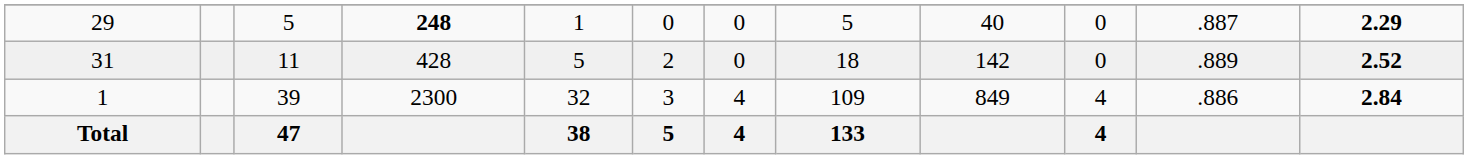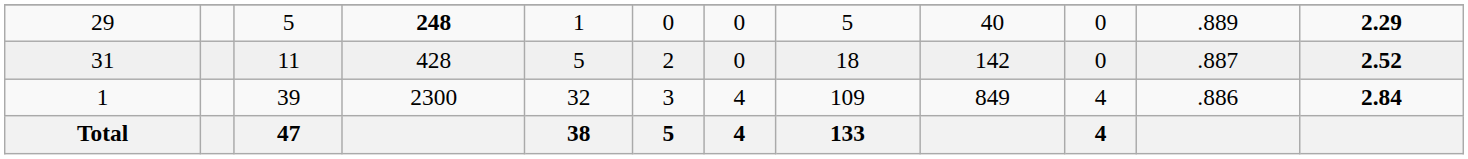(1218, 23) .887 -> (1218, 23) .889
(1218, 60) .889 -> (1218, 60) .887
